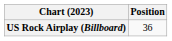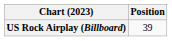(148, 28) 36 -> (148, 28) 39
